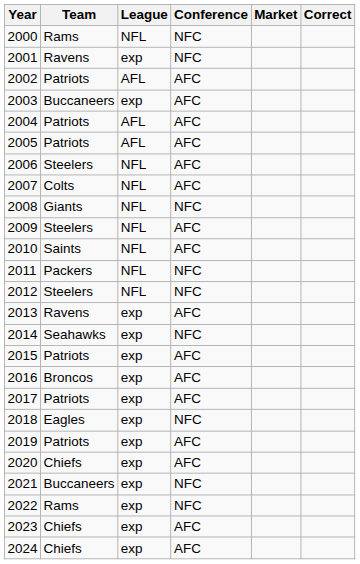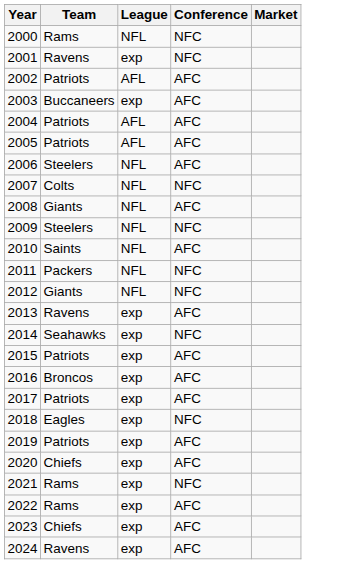- column: (328, 15)
(187, 185) AFC -> (188, 185) NFC
(188, 206) NFC -> (187, 206) AFC
(187, 228) AFC -> (188, 228) NFC
(68, 292) Steelers -> (63, 292) Giants
(79, 484) Buccaneers -> (61, 484) Rams
(188, 505) NFC -> (187, 505) AFC
(63, 548) Chiefs -> (66, 548) Ravens
